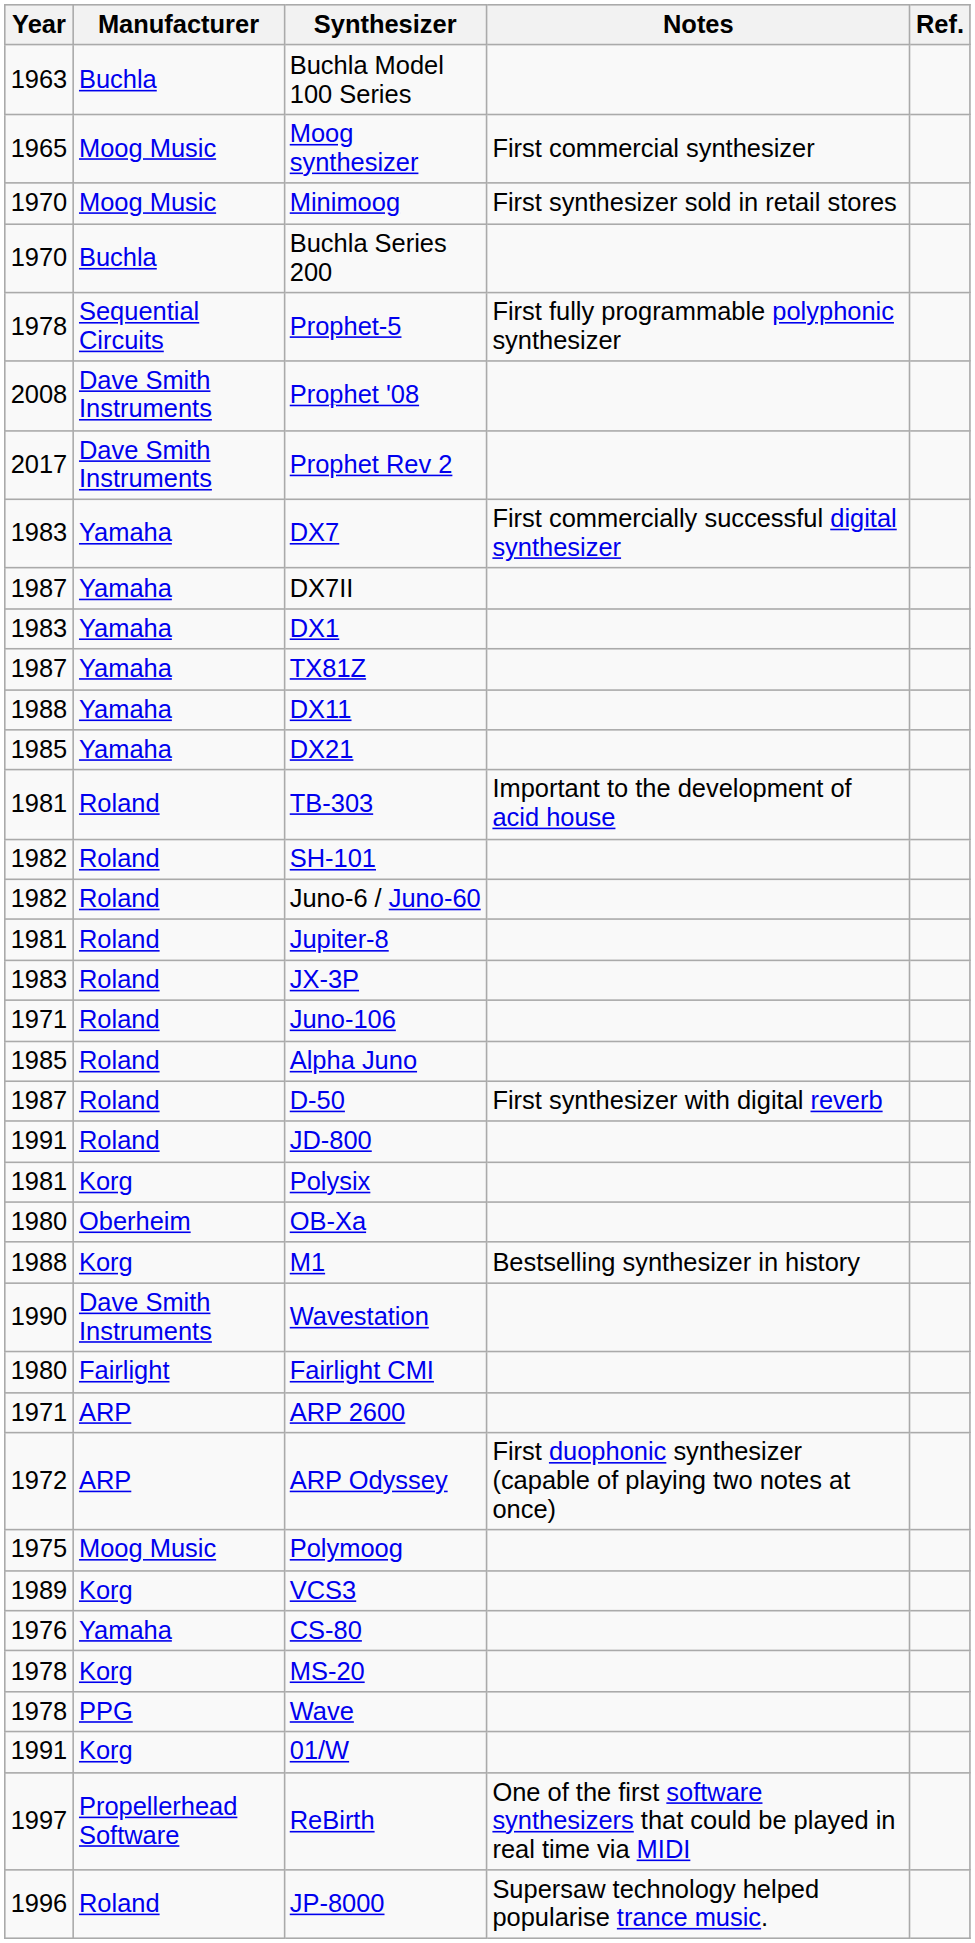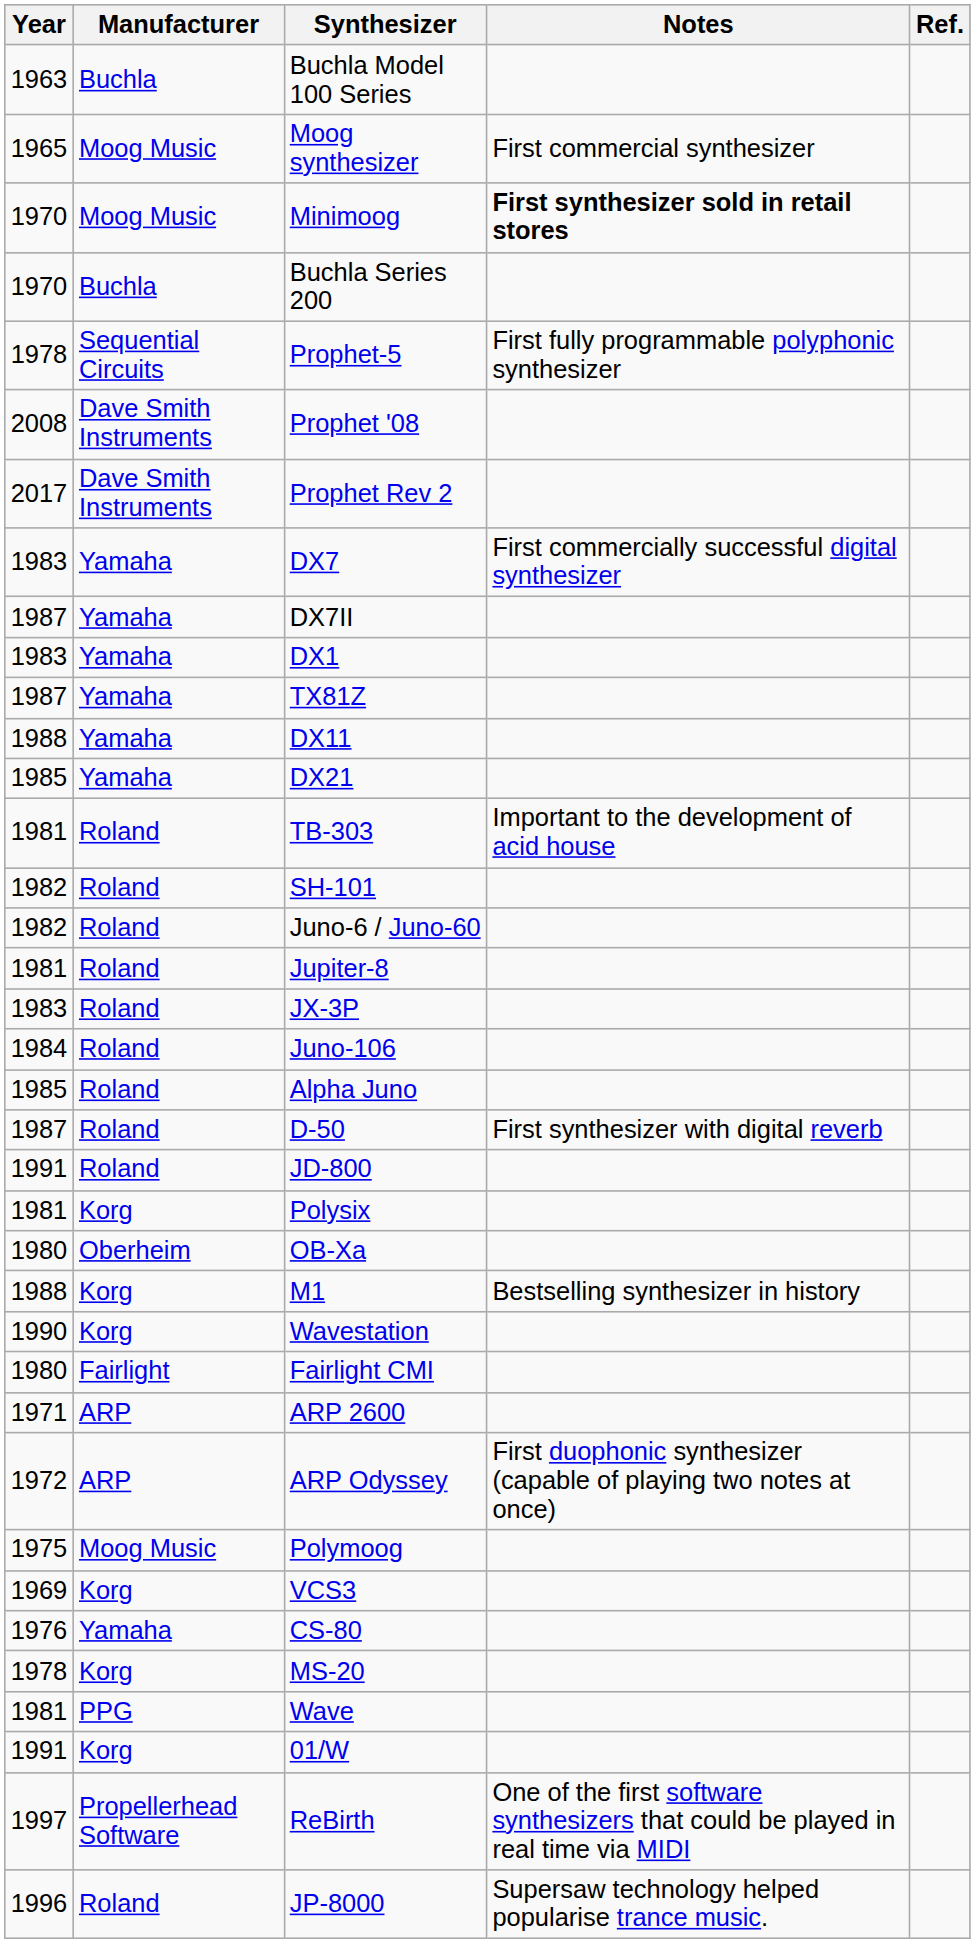(695, 202) normal -> (672, 217) bold
(39, 1020) 1971 -> (39, 1048) 1984
(145, 1316) Dave Smith Instruments -> (106, 1331) Korg
(39, 1590) 1989 -> (39, 1590) 1969
(39, 1711) 1978 -> (39, 1711) 1981
